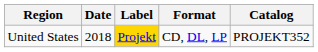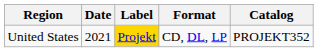(98, 36) 2018 -> (98, 36) 2021
